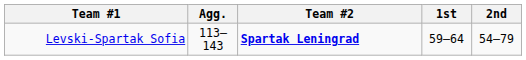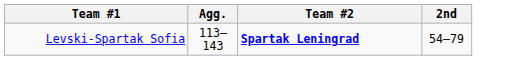- column: (446, 14)
